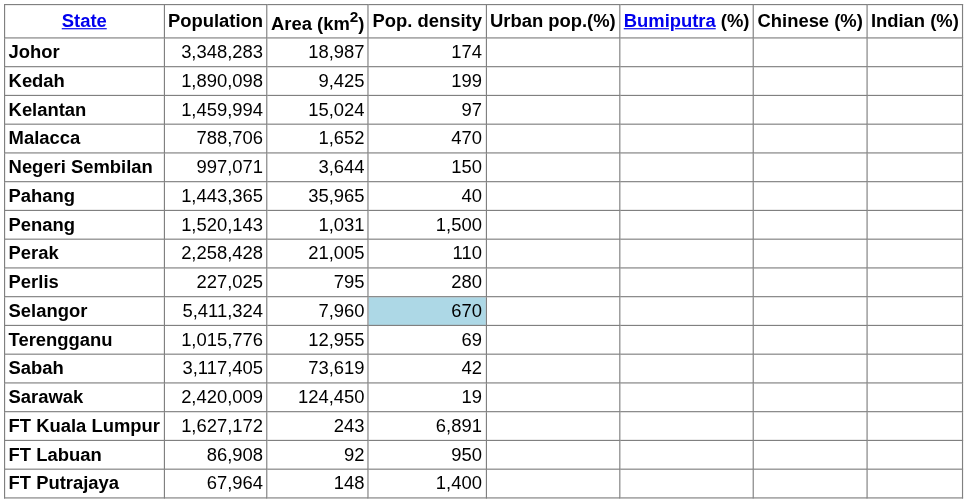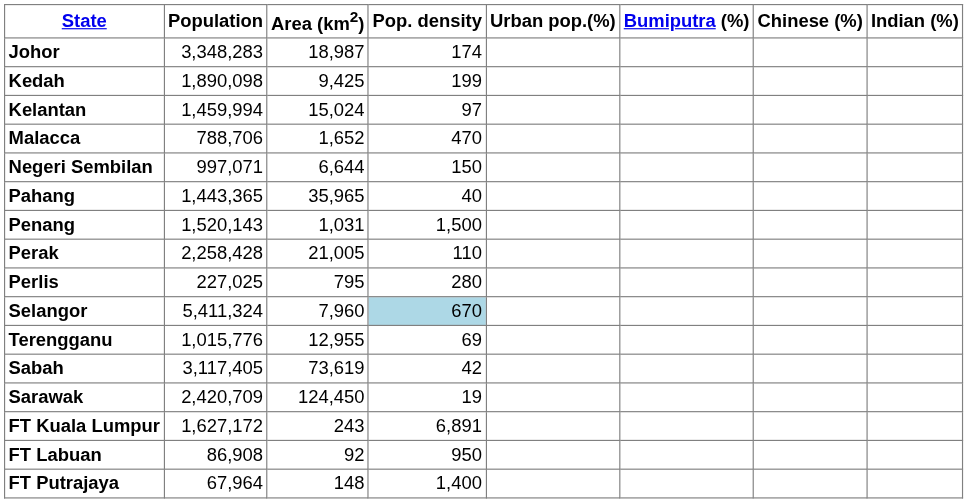(341, 167) 3,644 -> (341, 167) 6,644
(222, 397) 2,420,009 -> (222, 397) 2,420,709
